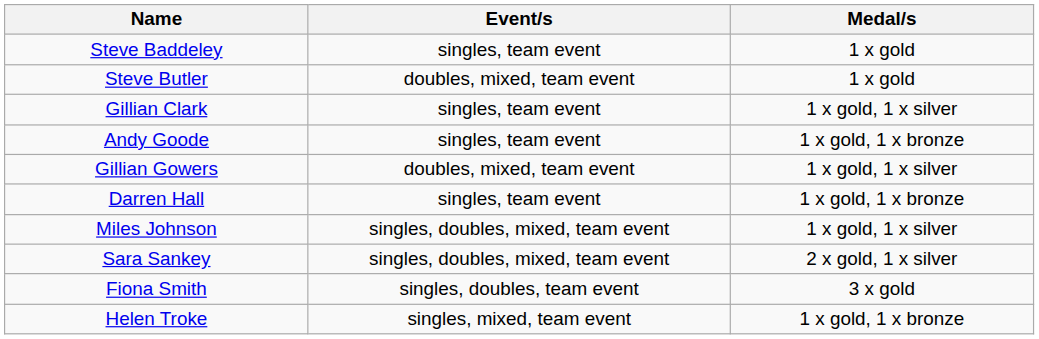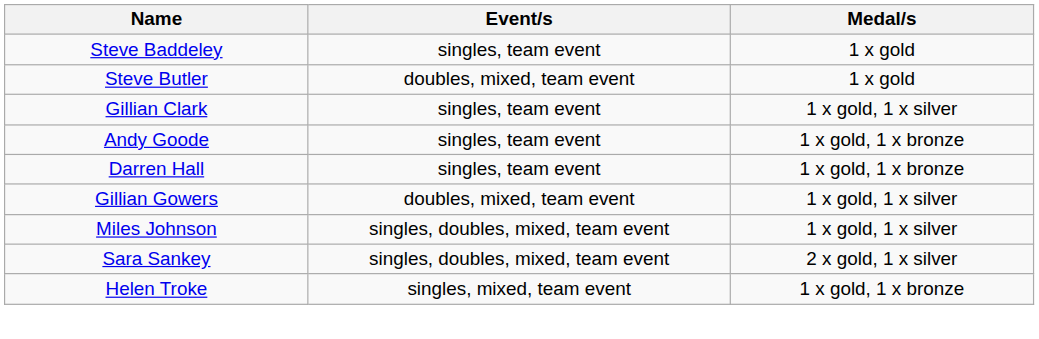rows swapped: (156, 169) <-> (156, 199)
- row: (156, 288)
